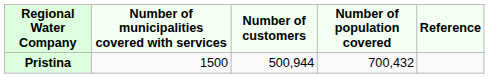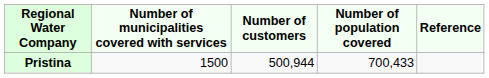(391, 63) 700,432 -> (391, 63) 700,433
